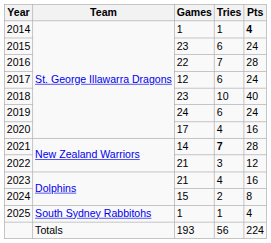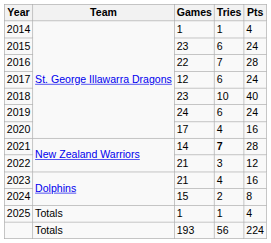(249, 29) bold -> (249, 29) normal
(93, 213) South Sydney Rabbitohs -> (49, 213) Totals
